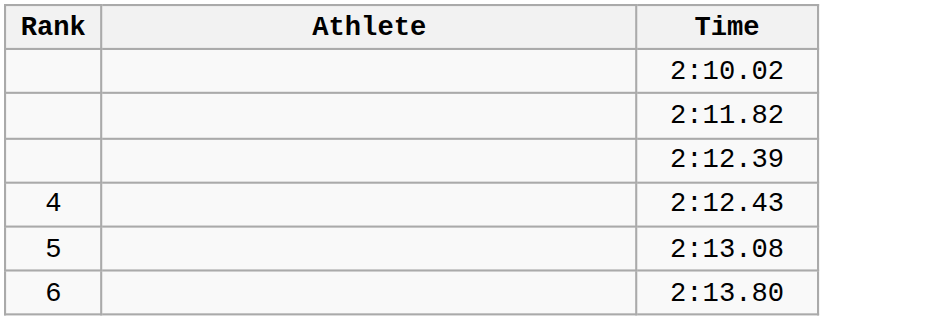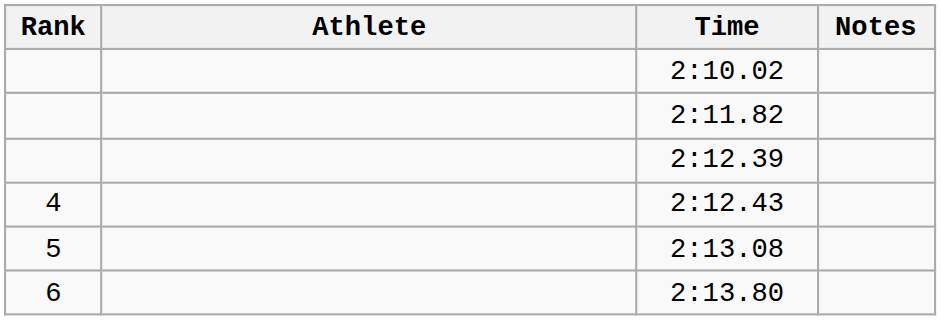+ column: (876, 27)
